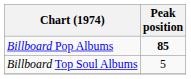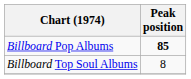(163, 64) 5 -> (163, 64) 8
